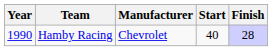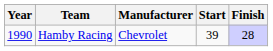(212, 35) 40 -> (212, 35) 39
